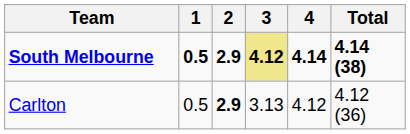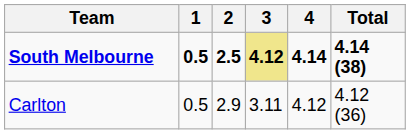(229, 56) 2.9 -> (229, 56) 2.5
(229, 104) bold -> (229, 104) normal
(266, 104) 3.13 -> (266, 104) 3.11
